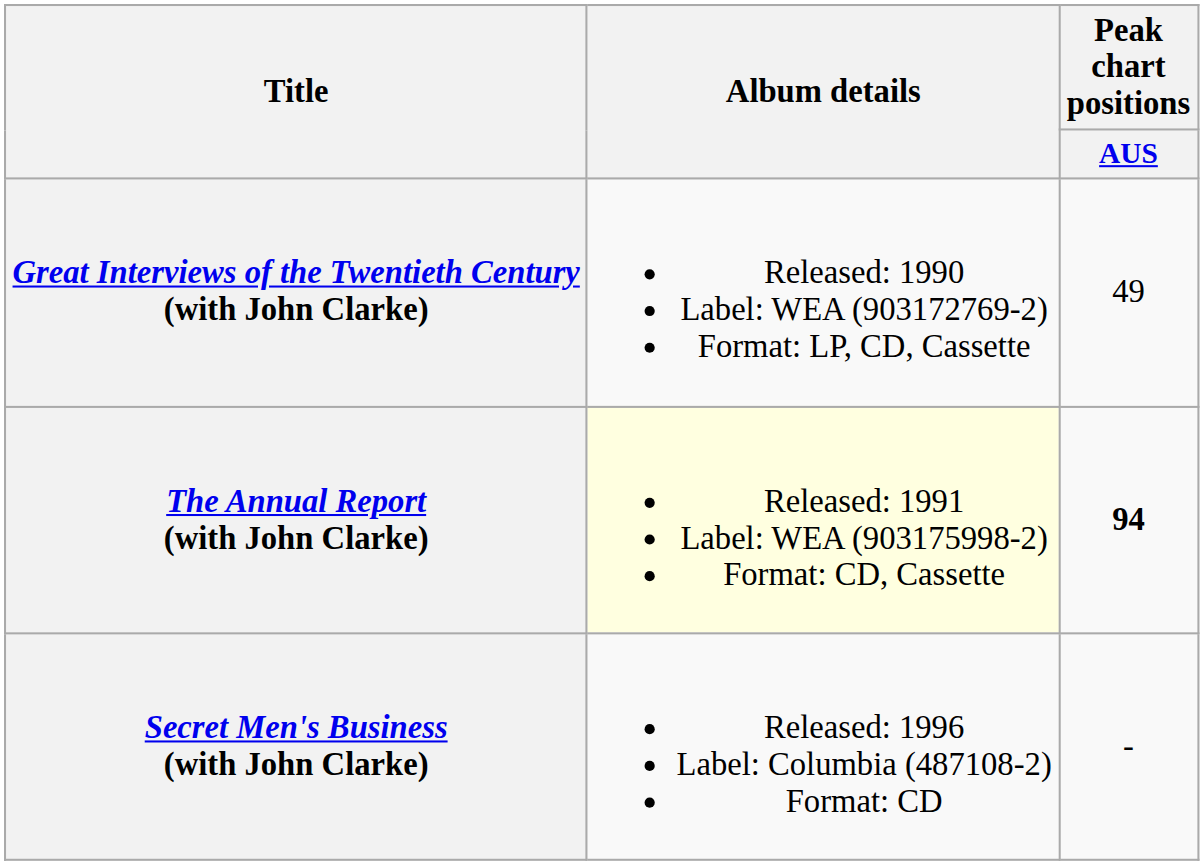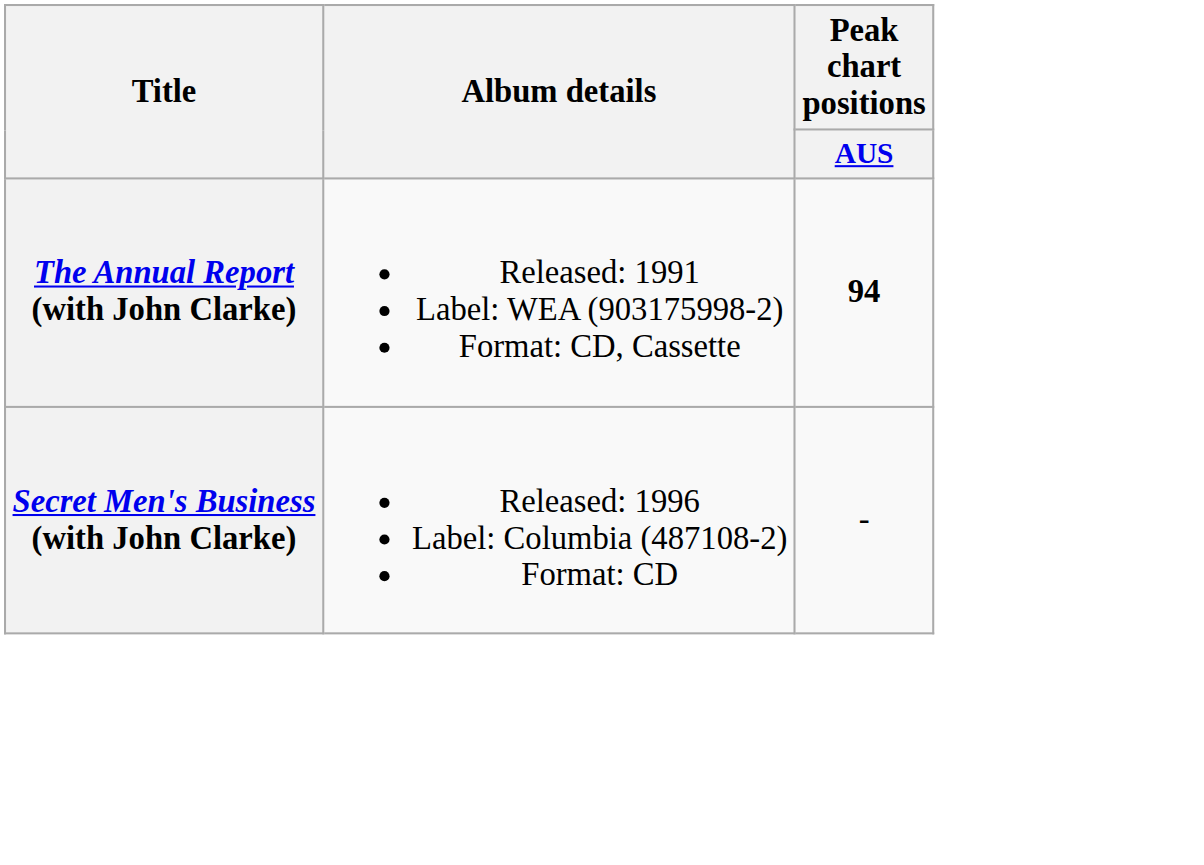- row: (296, 291)
(823, 538) lightyellow background -> (559, 311) no background
